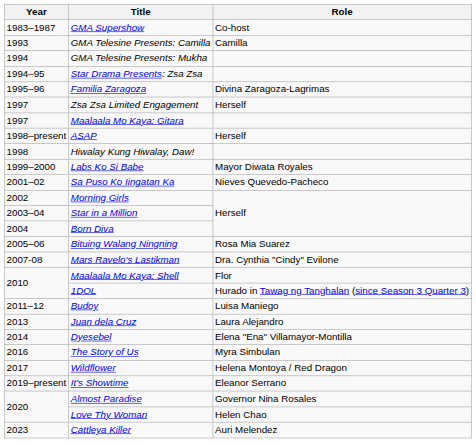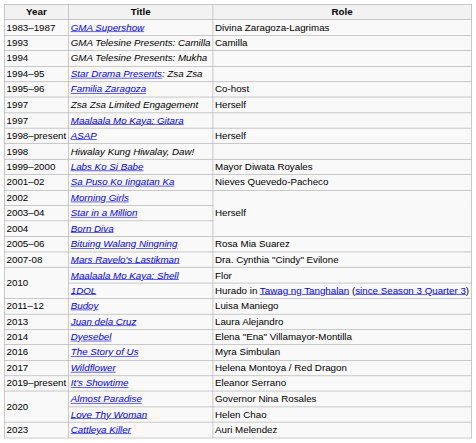(232, 27) Co-host -> (272, 27) Divina Zaragoza-Lagrimas
(272, 89) Divina Zaragoza-Lagrimas -> (232, 89) Co-host
